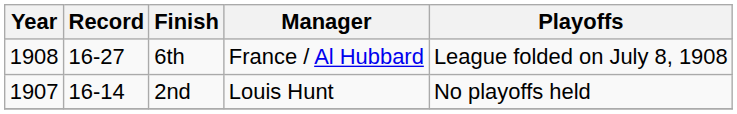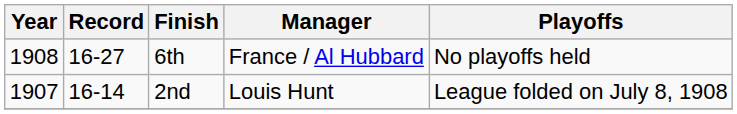(581, 56) League folded on July 8, 1908 -> (512, 56) No playoffs held
(512, 91) No playoffs held -> (581, 91) League folded on July 8, 1908
